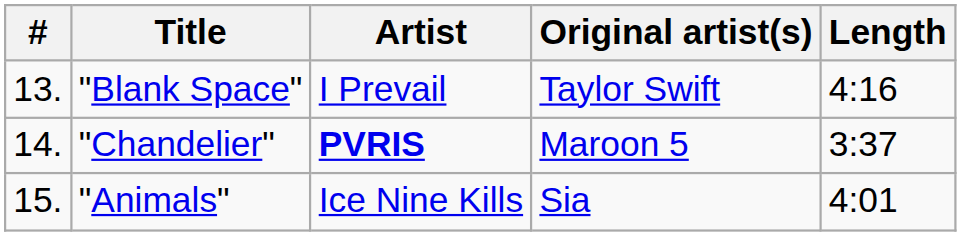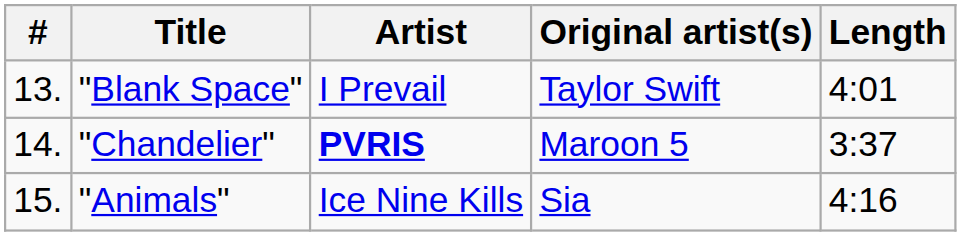(863, 88) 4:16 -> (863, 88) 4:01
(863, 200) 4:01 -> (863, 200) 4:16
